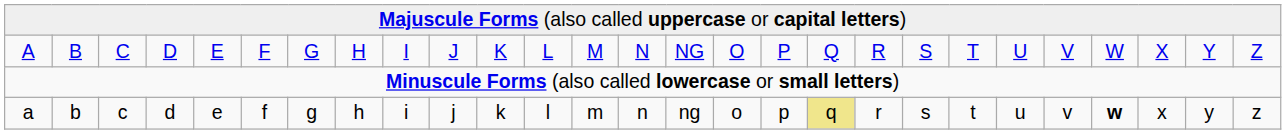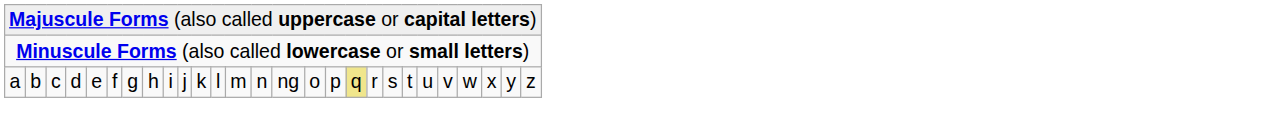- row: (28, 50)
(1115, 112) bold -> (470, 81) normal
